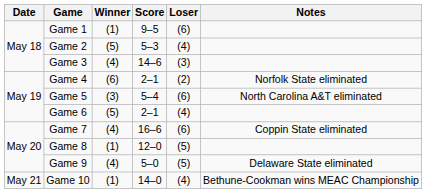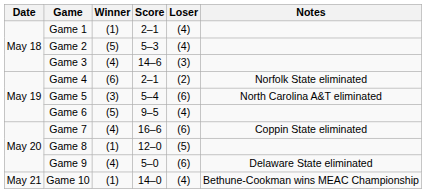(150, 29) 9–5 -> (150, 29) 2–1
(184, 29) (6) -> (184, 29) (4)
(150, 113) 2–1 -> (150, 113) 9–5
(184, 163) (5) -> (184, 163) (6)
